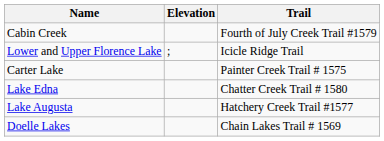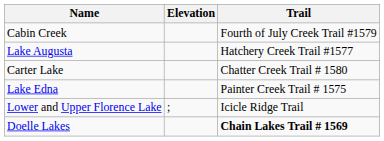rows swapped: (40, 107) <-> (84, 51)
(283, 70) Painter Creek Trail # 1575 -> (284, 70) Chatter Creek Trail # 1580
(284, 88) Chatter Creek Trail # 1580 -> (283, 88) Painter Creek Trail # 1575
(281, 126) normal -> (284, 126) bold
